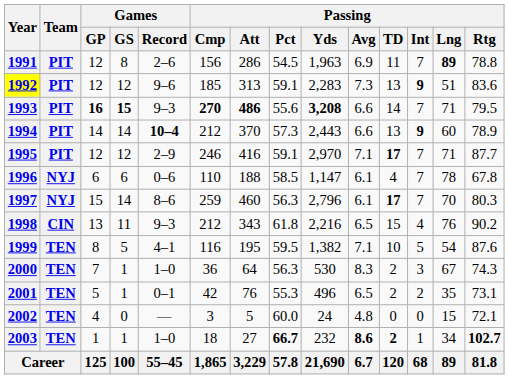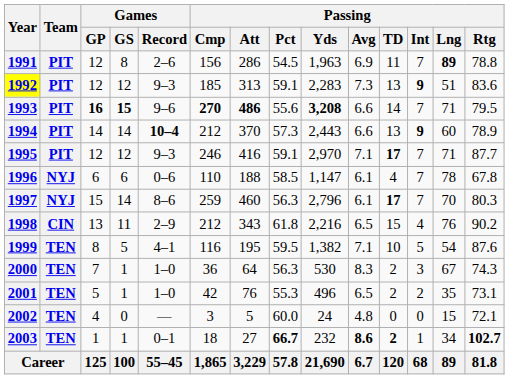(164, 85) 9–6 -> (164, 85) 9–3
(164, 108) 9–3 -> (164, 108) 9–6
(164, 154) 2–9 -> (164, 154) 9–3
(164, 223) 9–3 -> (164, 223) 2–9
(164, 293) 0–1 -> (164, 293) 1–0
(164, 339) 1–0 -> (164, 339) 0–1
